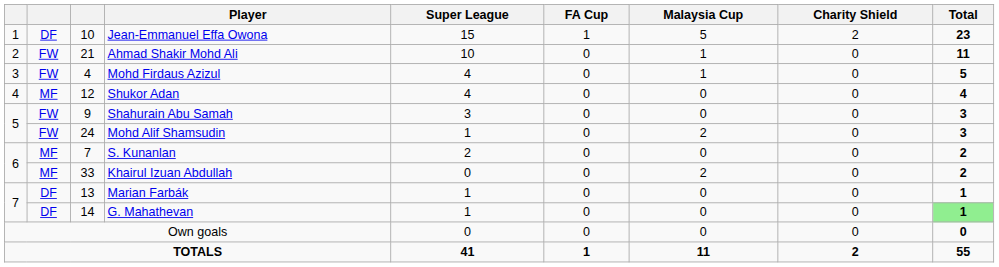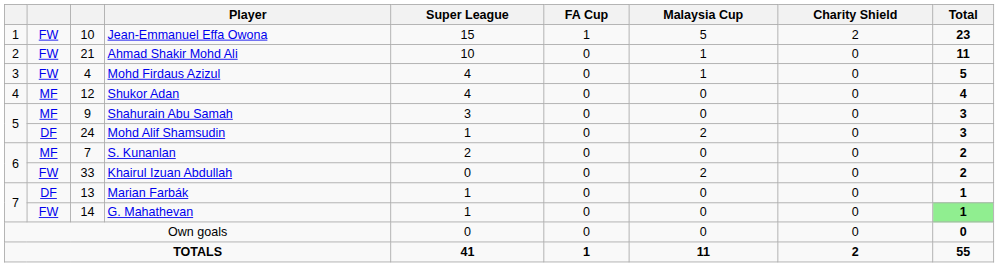(49, 35) DF -> (49, 35) FW
(49, 114) FW -> (49, 114) MF
(49, 133) FW -> (49, 133) DF
(49, 173) MF -> (49, 173) FW
(49, 213) DF -> (49, 213) FW
